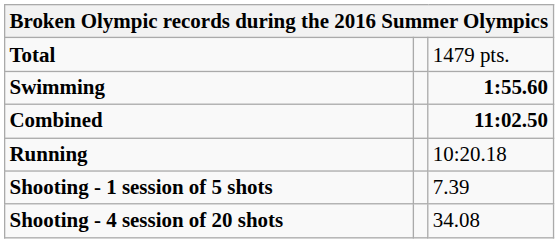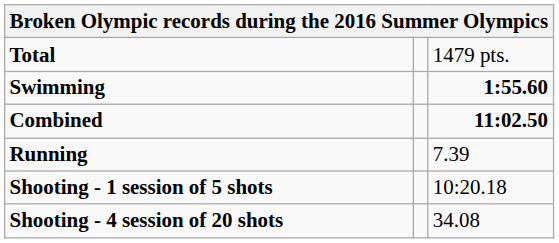(470, 154) 10:20.18 -> (451, 154) 7.39
(451, 187) 7.39 -> (470, 187) 10:20.18
